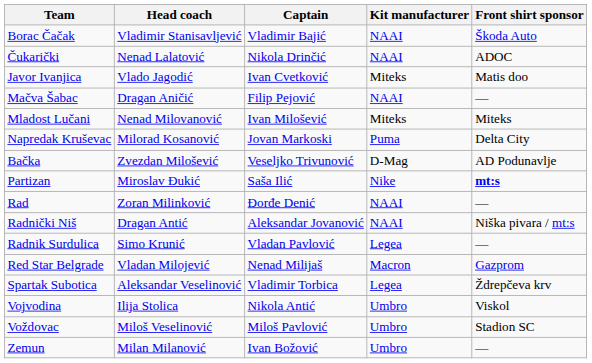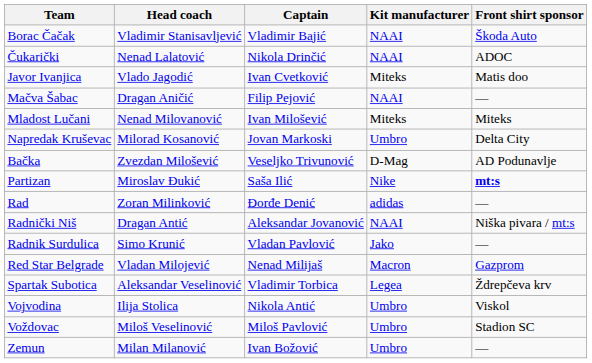(385, 139) Puma -> (388, 139) Umbro
(386, 202) NAAI -> (387, 202) adidas
(386, 243) Legea -> (382, 243) Jako
